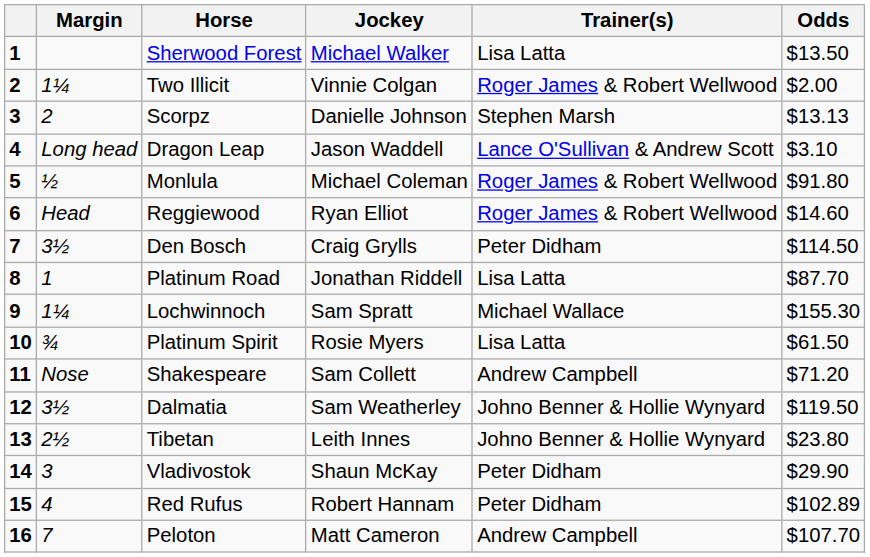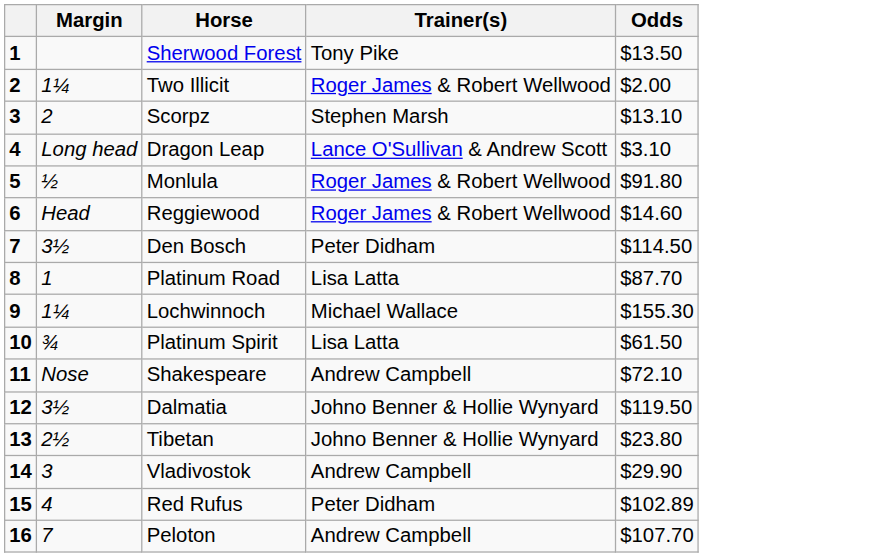- column: (389, 20)
(521, 52) Lisa Latta -> (355, 52) Tony Pike
(818, 117) $13.13 -> (651, 117) $13.10
(818, 375) $71.20 -> (651, 375) $72.10
(539, 471) Peter Didham -> (391, 471) Andrew Campbell
